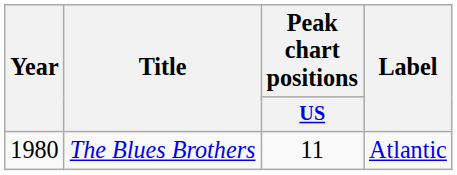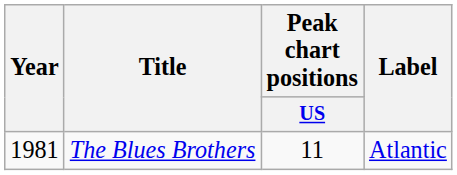(34, 150) 1980 -> (34, 150) 1981
